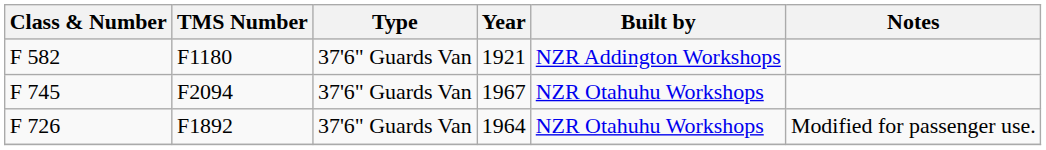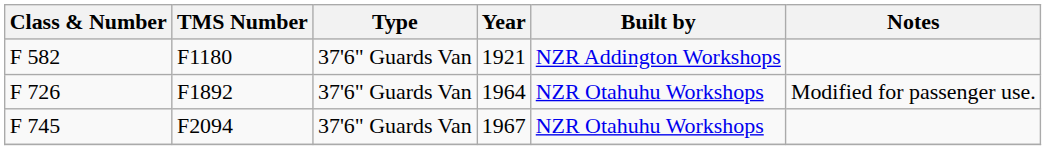rows swapped: (35, 126) <-> (35, 91)
